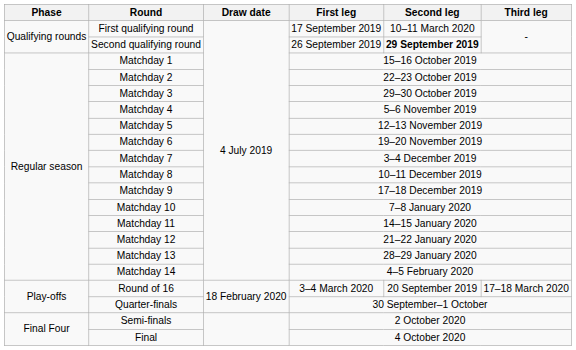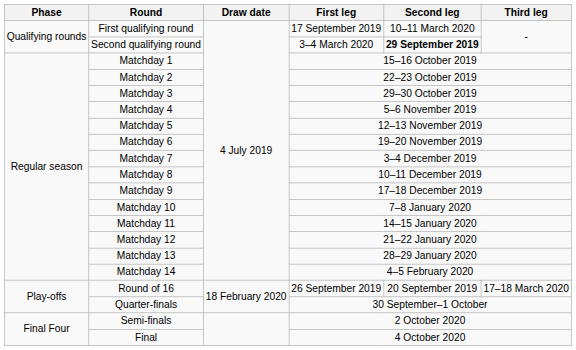(336, 45) 26 September 2019 -> (336, 45) 3–4 March 2020
(336, 288) 3–4 March 2020 -> (336, 288) 26 September 2019
